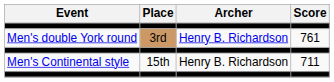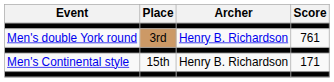(310, 62) 711 -> (310, 62) 171
